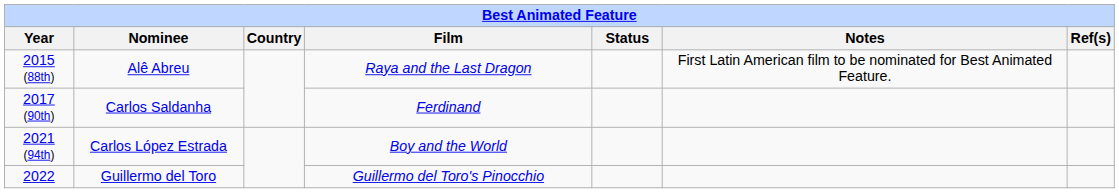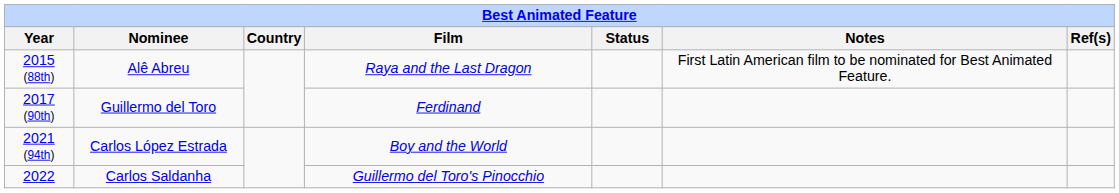(158, 107) Carlos Saldanha -> (158, 107) Guillermo del Toro
(158, 176) Guillermo del Toro -> (158, 176) Carlos Saldanha
